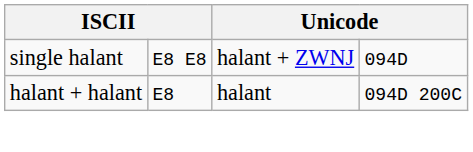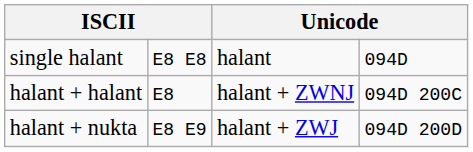(286, 57) halant + ZWNJ -> (244, 57) halant
(244, 92) halant -> (286, 92) halant + ZWNJ
+ row: (74, 127)
